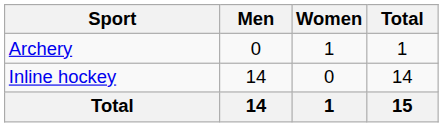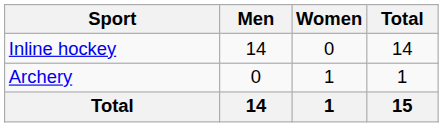rows swapped: (41, 48) <-> (63, 77)
